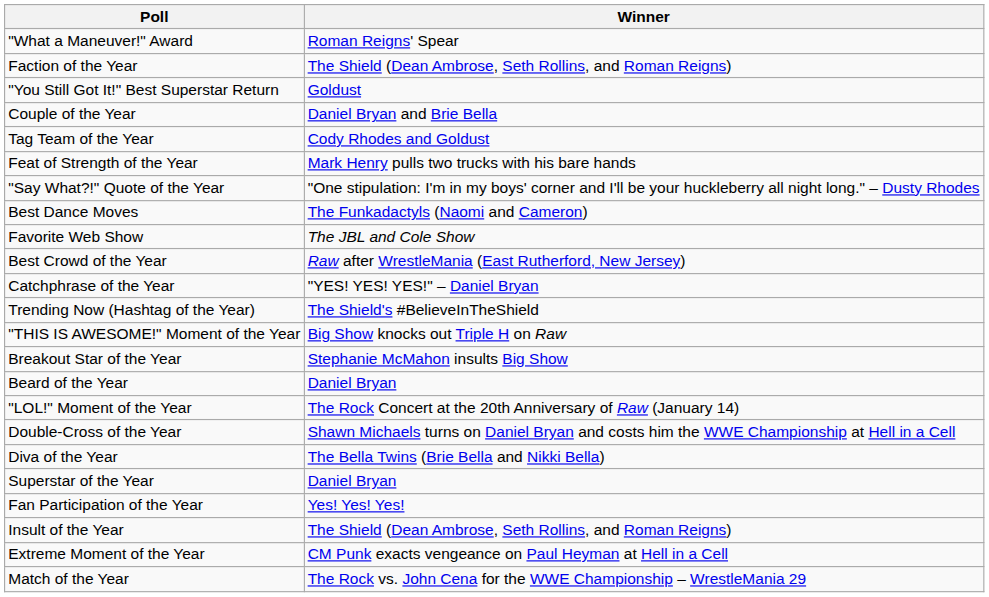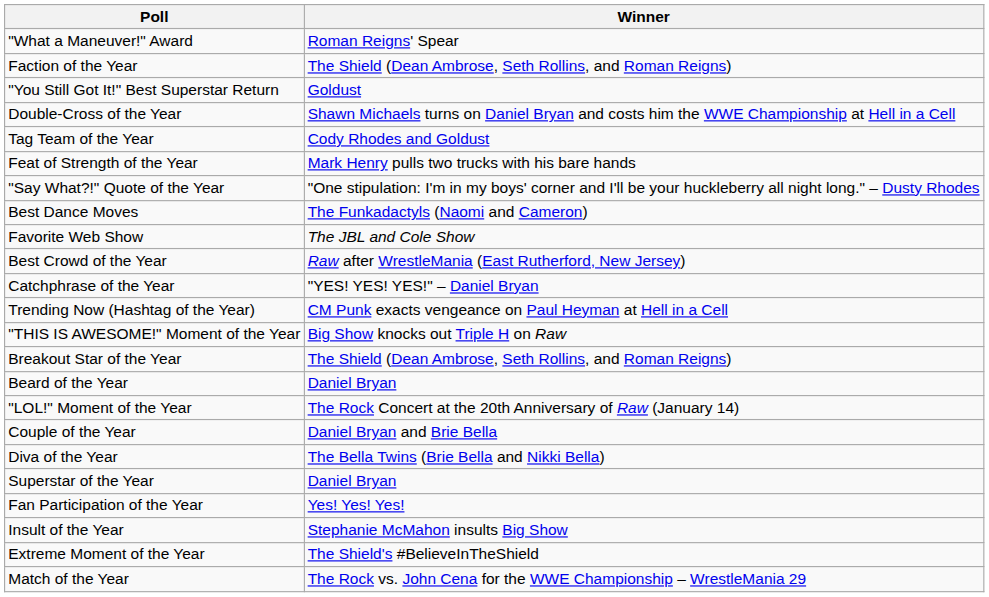rows swapped: (72, 114) <-> (95, 432)
(423, 310) The Shield's #BelieveInTheShield -> (518, 310) CM Punk exacts vengeance on Paul Heyman at Hell in a Cell
(438, 359) Stephanie McMahon insults Big Show -> (520, 359) The Shield (Dean Ambrose, Seth Rollins, and Roman Reigns)
(520, 530) The Shield (Dean Ambrose, Seth Rollins, and Roman Reigns) -> (438, 530) Stephanie McMahon insults Big Show
(518, 554) CM Punk exacts vengeance on Paul Heyman at Hell in a Cell -> (423, 554) The Shield's #BelieveInTheShield
